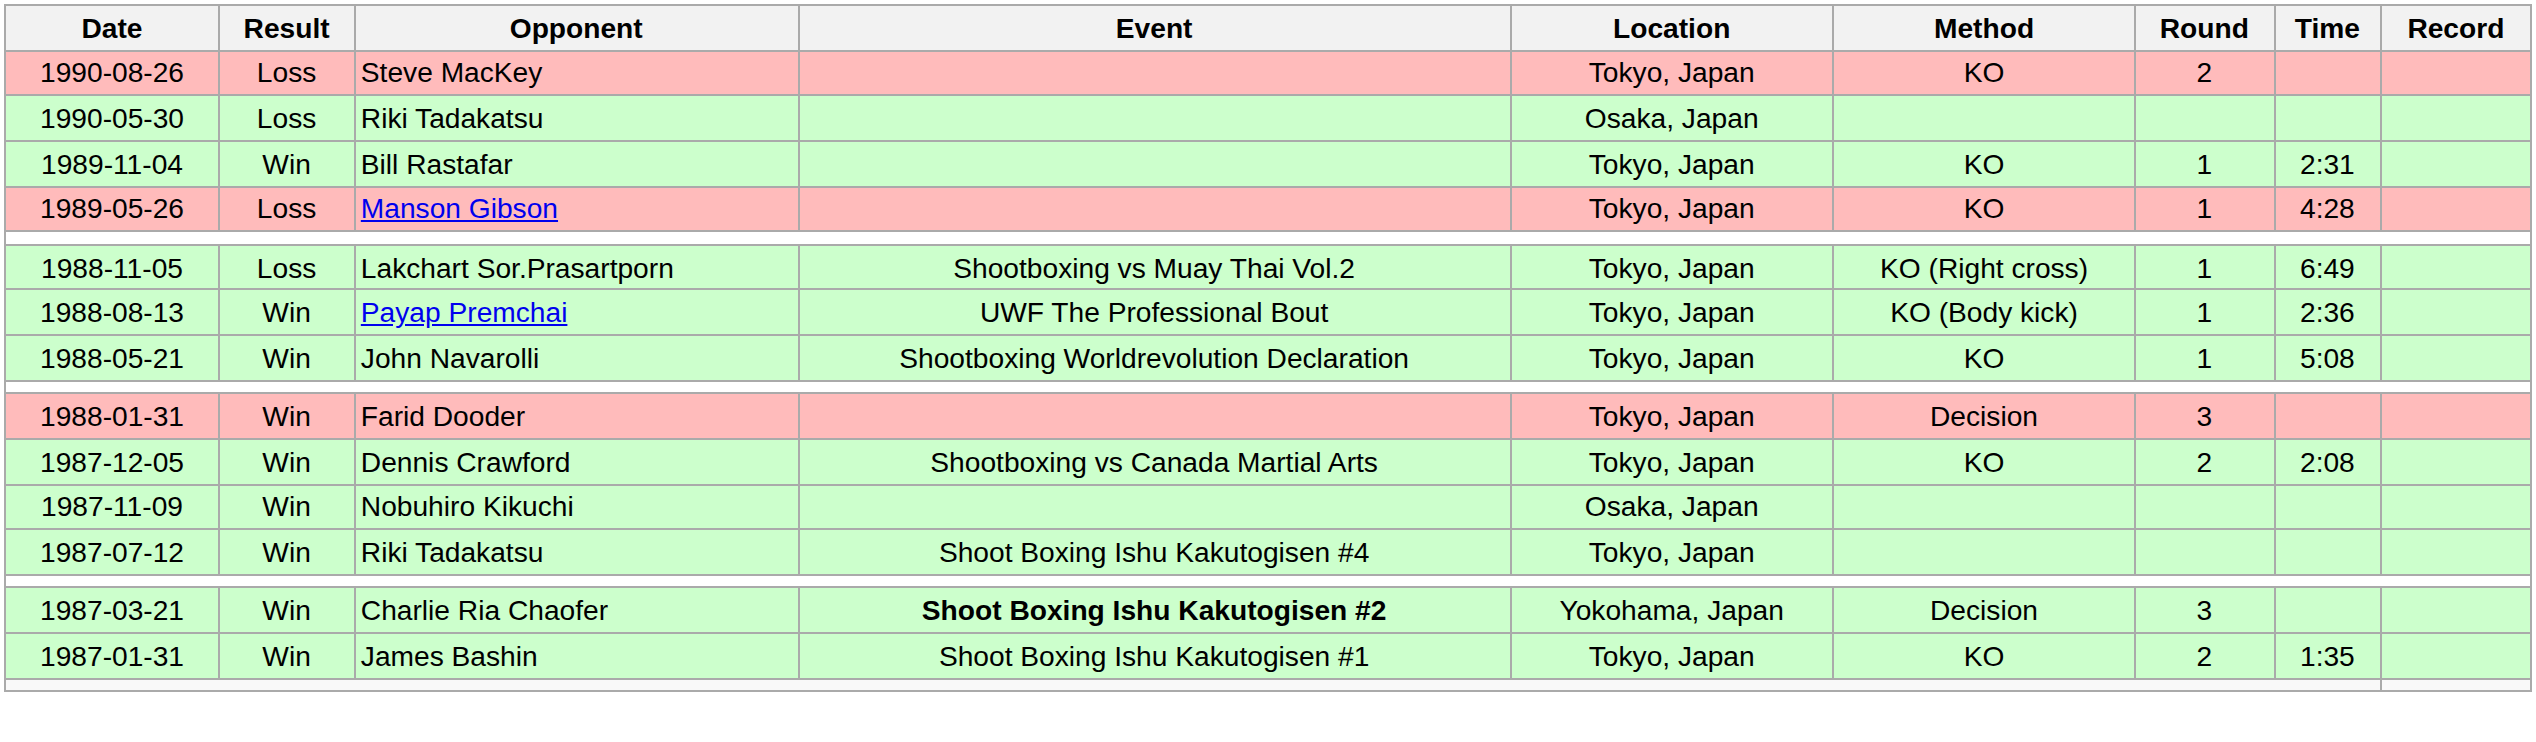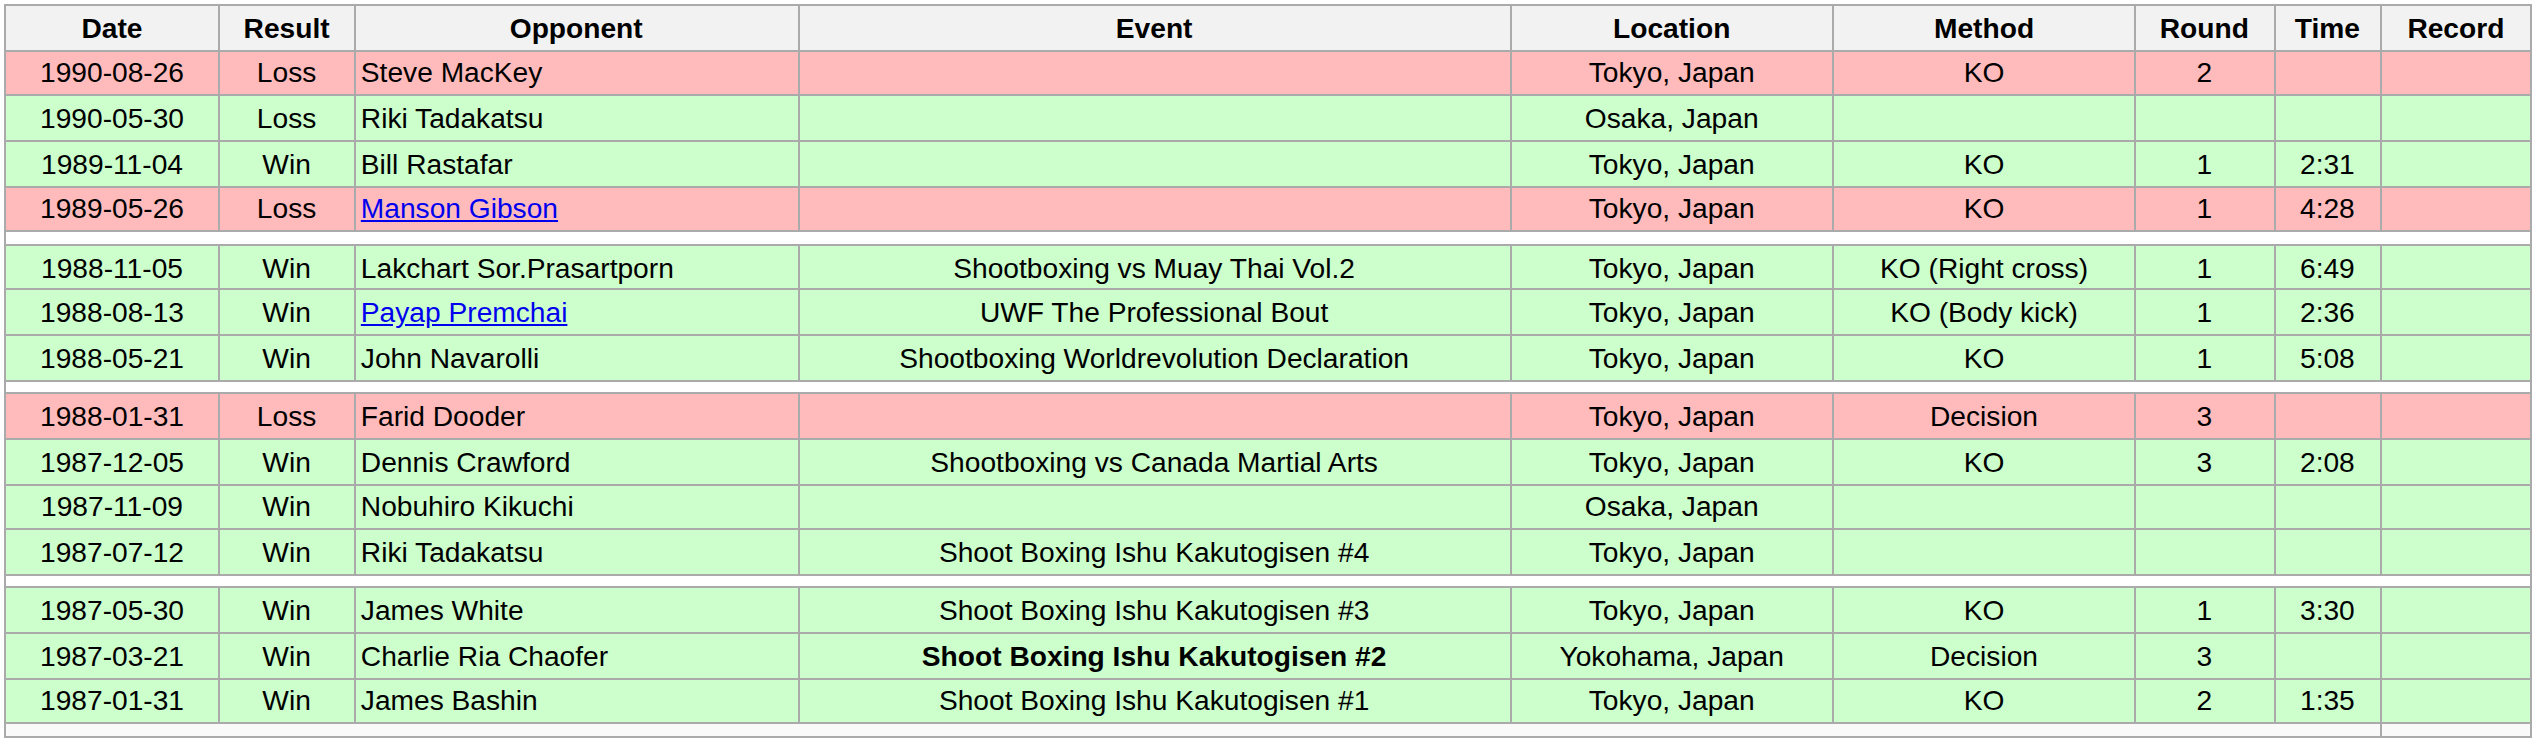(287, 267) Loss -> (287, 267) Win
(287, 416) Win -> (287, 416) Loss
(2204, 461) 2 -> (2204, 461) 3
+ row: (112, 610)
